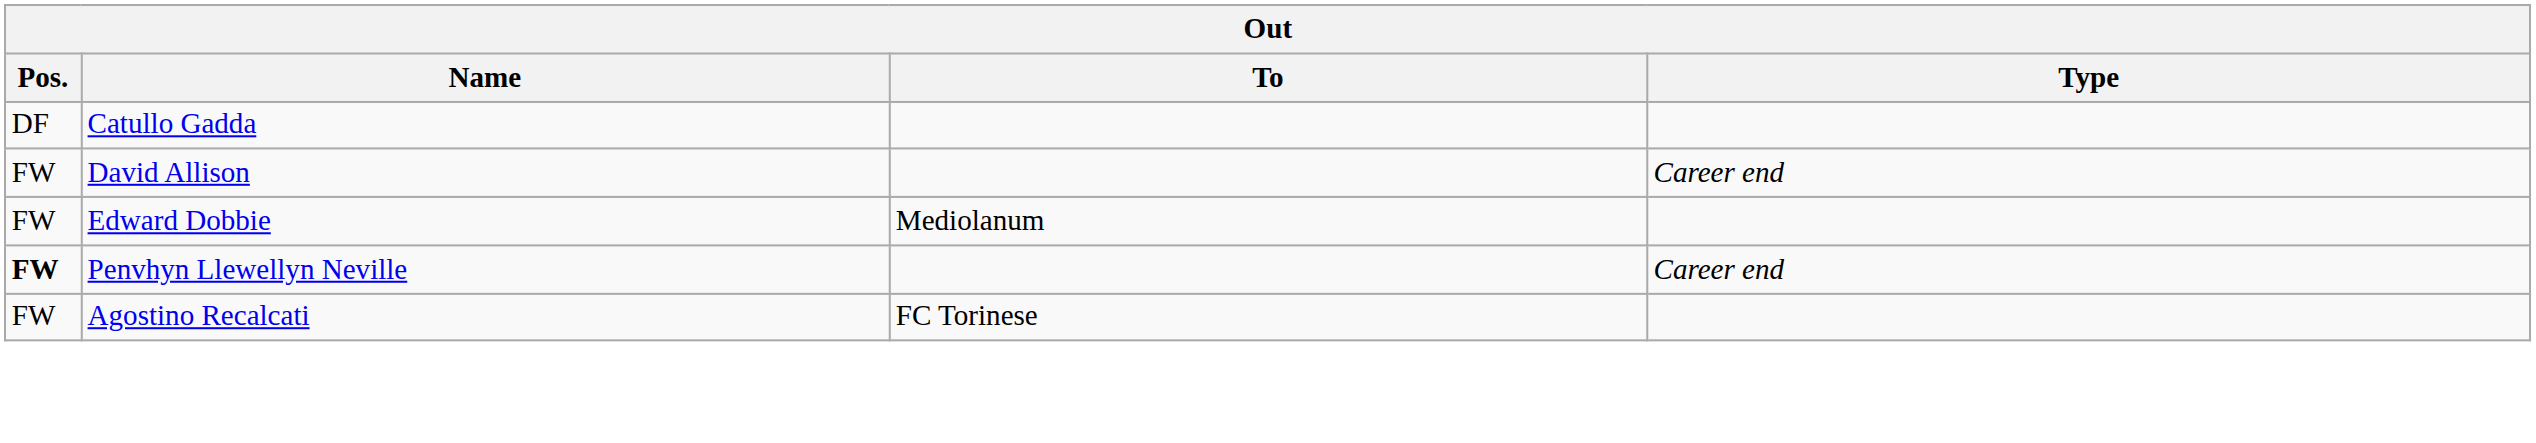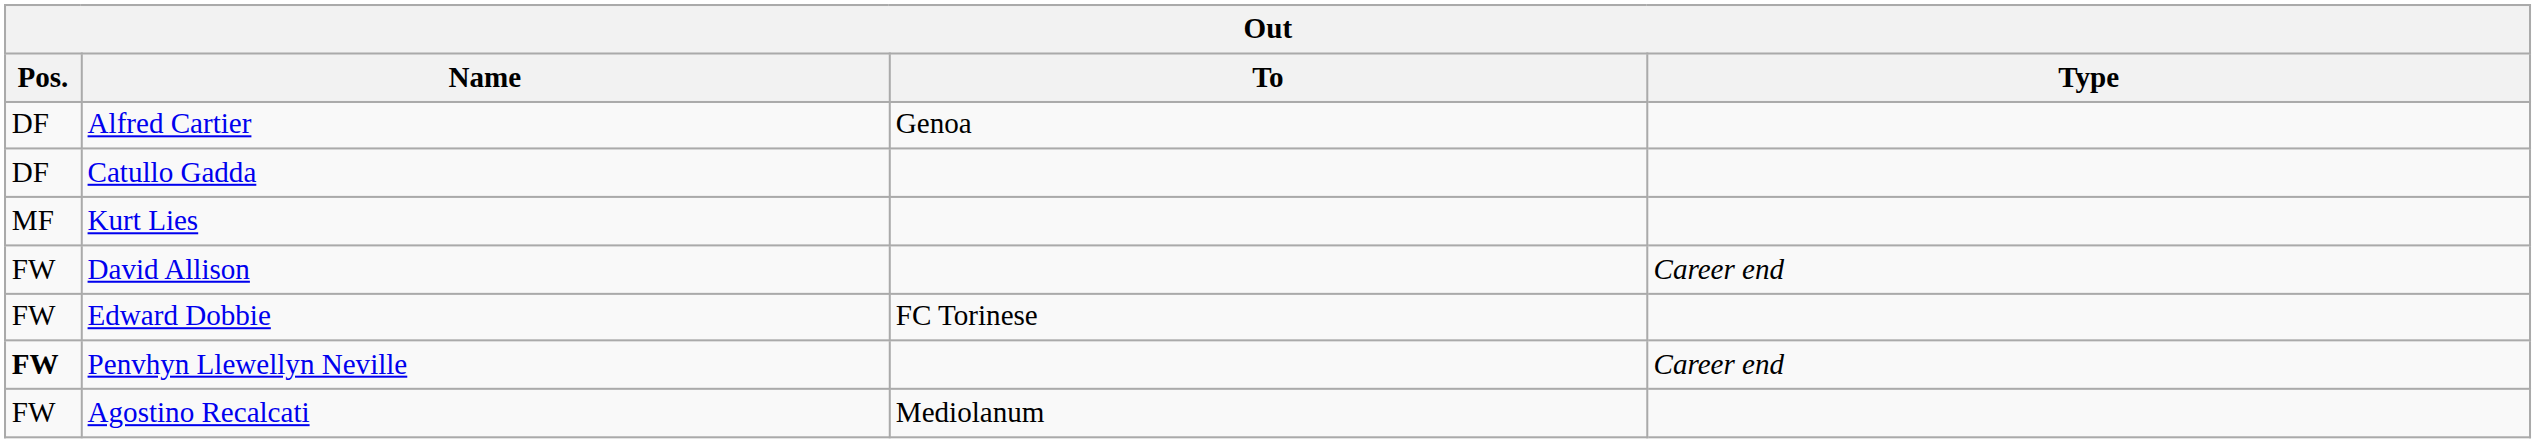+ row: (169, 124)
+ row: (143, 220)
(970, 220) Mediolanum -> (967, 316) FC Torinese
(967, 316) FC Torinese -> (970, 412) Mediolanum
